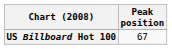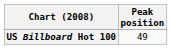(142, 37) 67 -> (142, 37) 49
